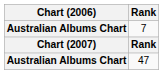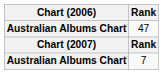rows swapped: (144, 28) <-> (144, 61)
